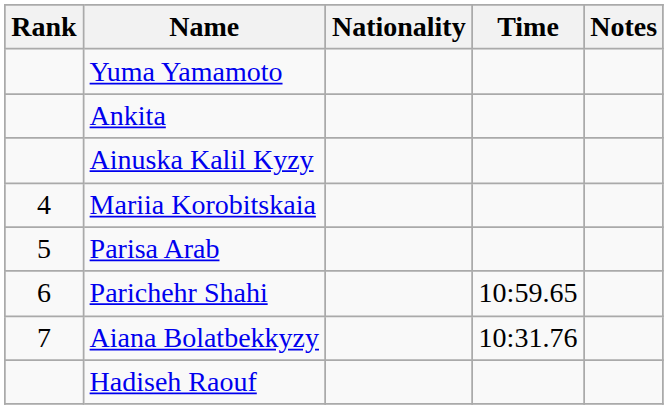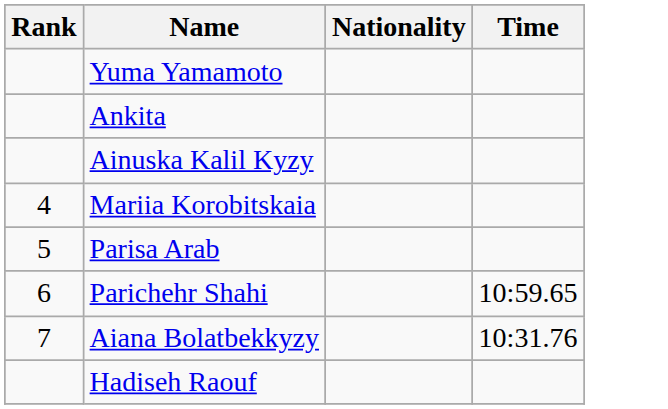- column: (624, 26)
